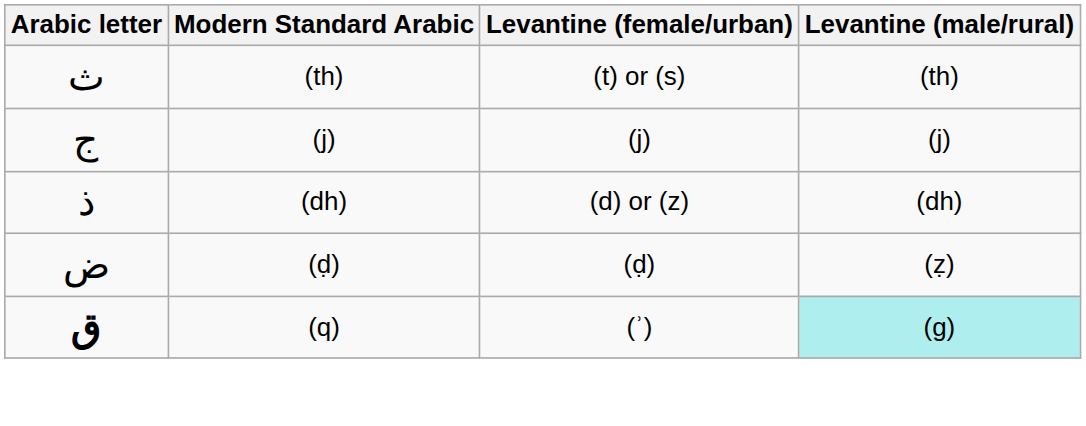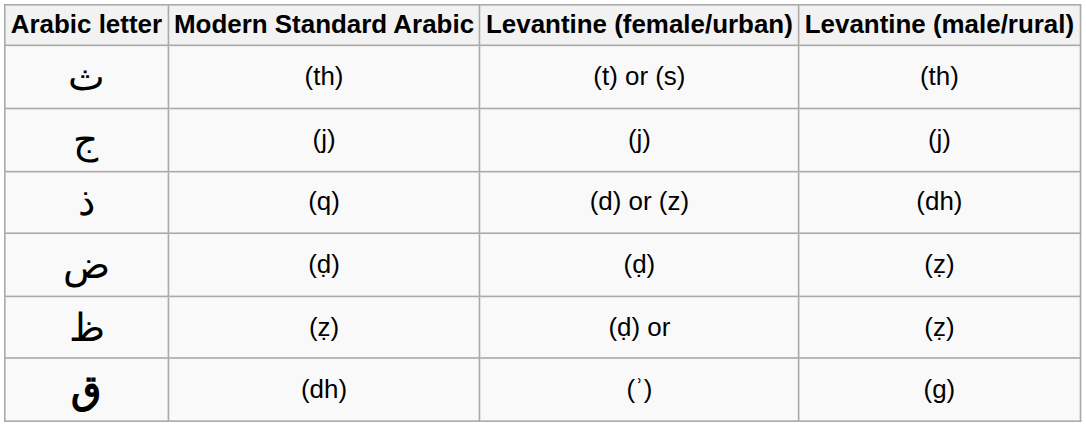(324, 201) (dh) -> (324, 201) (q)
+ row: (639, 326)
(324, 326) (q) -> (324, 389) (dh)
(939, 326) paleturquoise background -> (939, 389) no background
